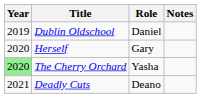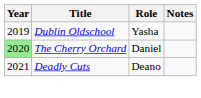(146, 31) Daniel -> (145, 31) Yasha
- row: (51, 48)
(145, 66) Yasha -> (146, 48) Daniel
